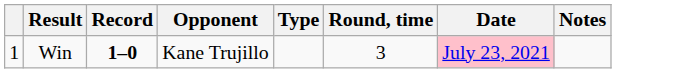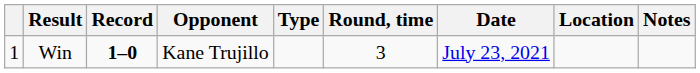+ column: (596, 20)
(496, 51) pink background -> (496, 51) no background
